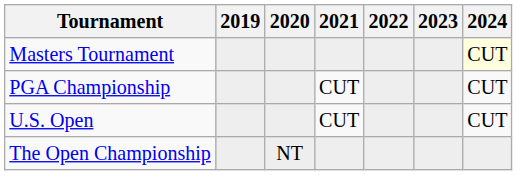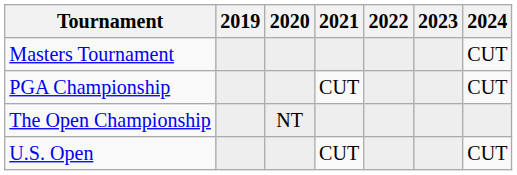(487, 54) lightyellow background -> (487, 54) no background
rows swapped: (51, 120) <-> (110, 153)
